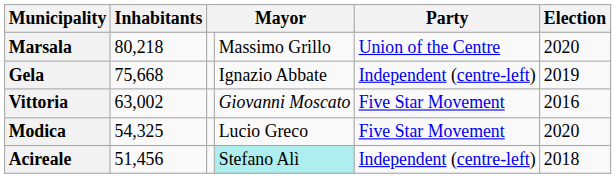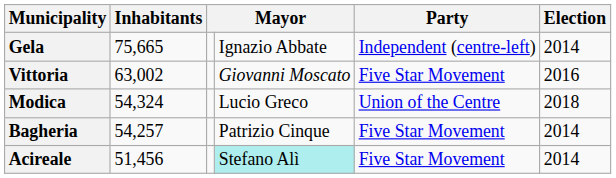- row: (40, 46)
(139, 74) 75,668 -> (139, 46) 75,665
(562, 74) 2019 -> (562, 46) 2014
(139, 131) 54,325 -> (139, 103) 54,324
(432, 131) Five Star Movement -> (429, 103) Union of the Centre
(562, 131) 2020 -> (562, 103) 2018
+ row: (43, 131)
(447, 159) Independent (centre-left) -> (432, 159) Five Star Movement
(562, 159) 2018 -> (562, 159) 2014
